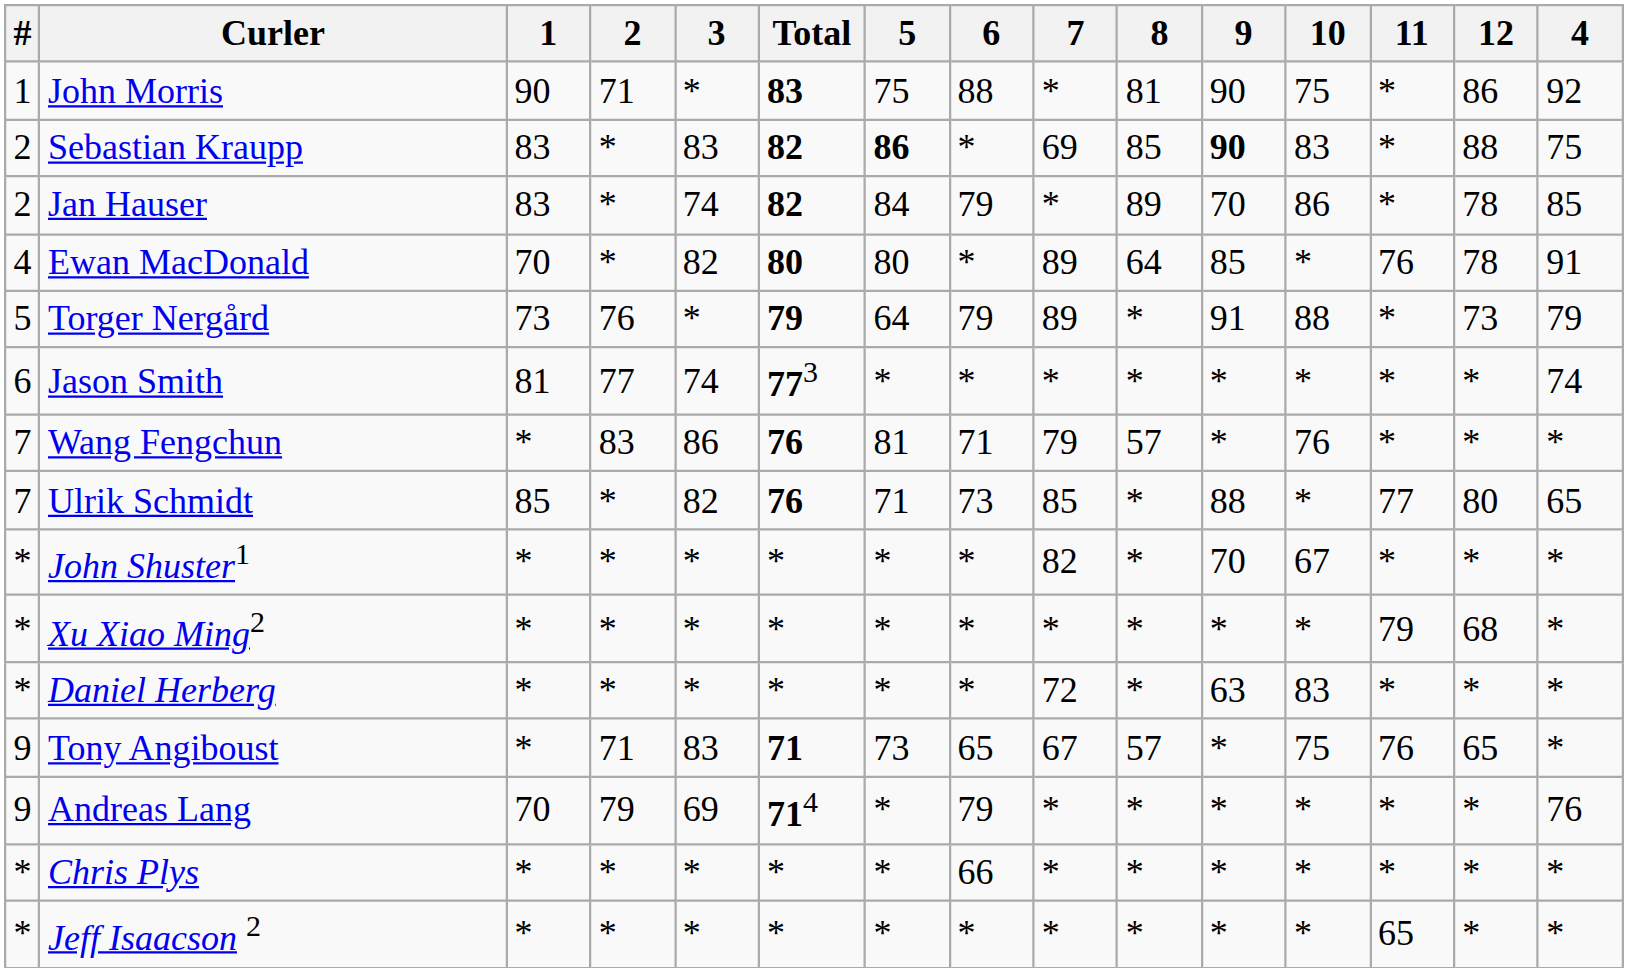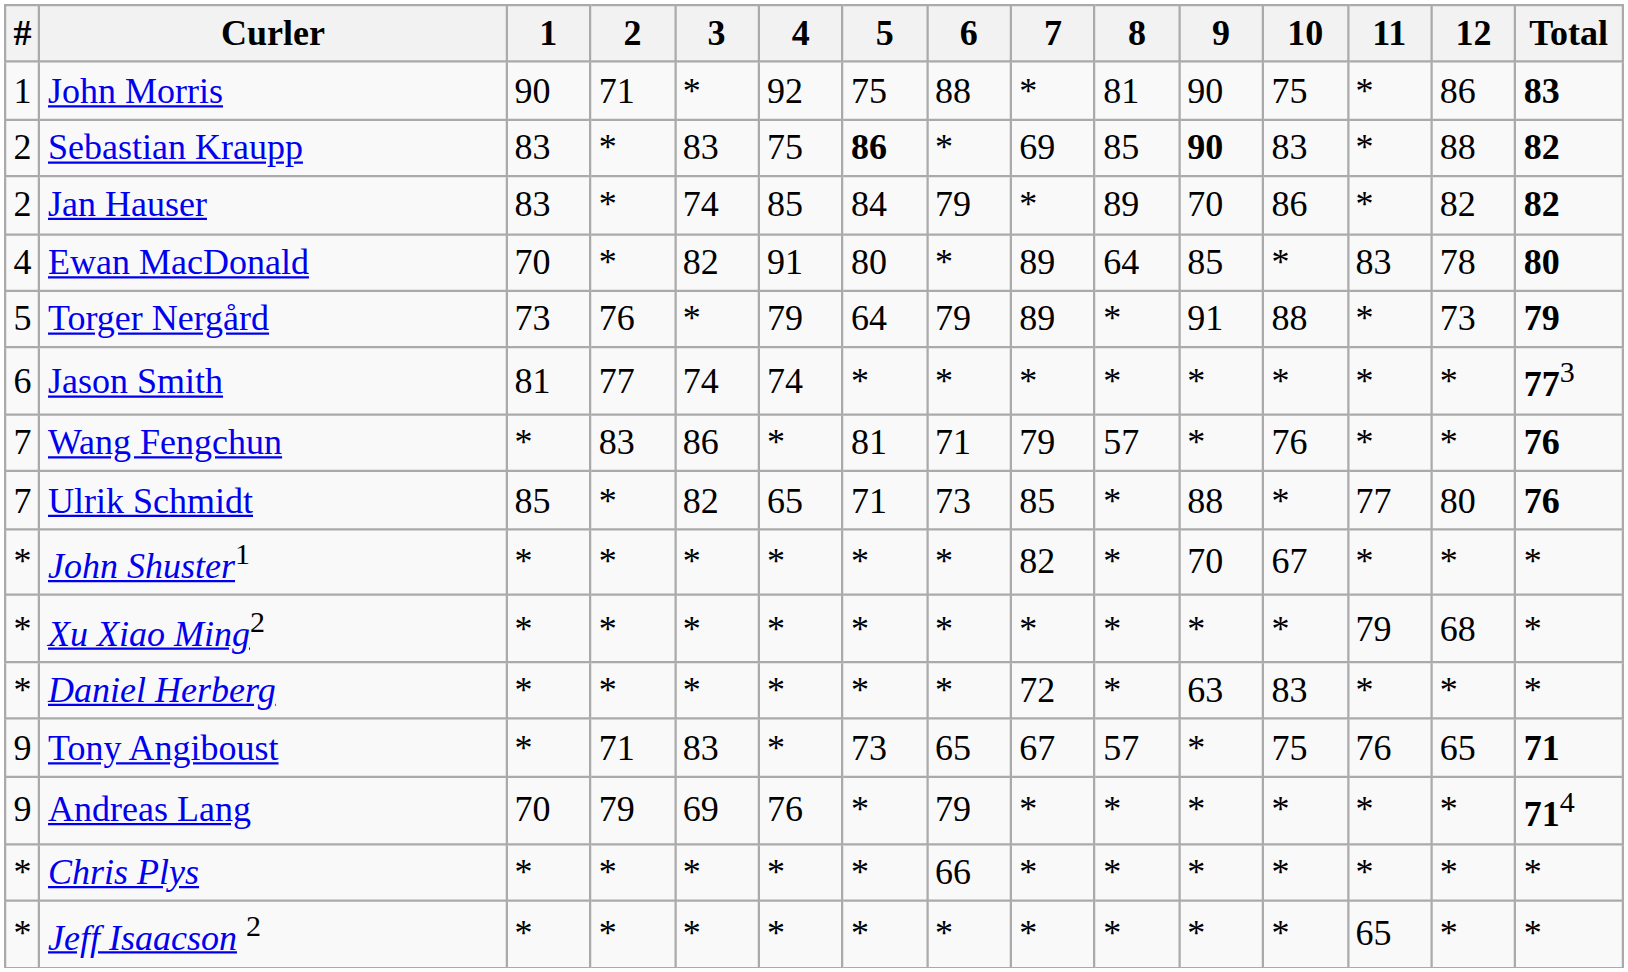columns swapped: (1580, 33) <-> (812, 33)
(1480, 204) 78 -> (1458, 204) 82
(1396, 261) 76 -> (1374, 261) 83
